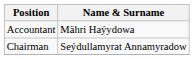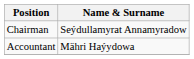rows swapped: (28, 46) <-> (31, 29)
